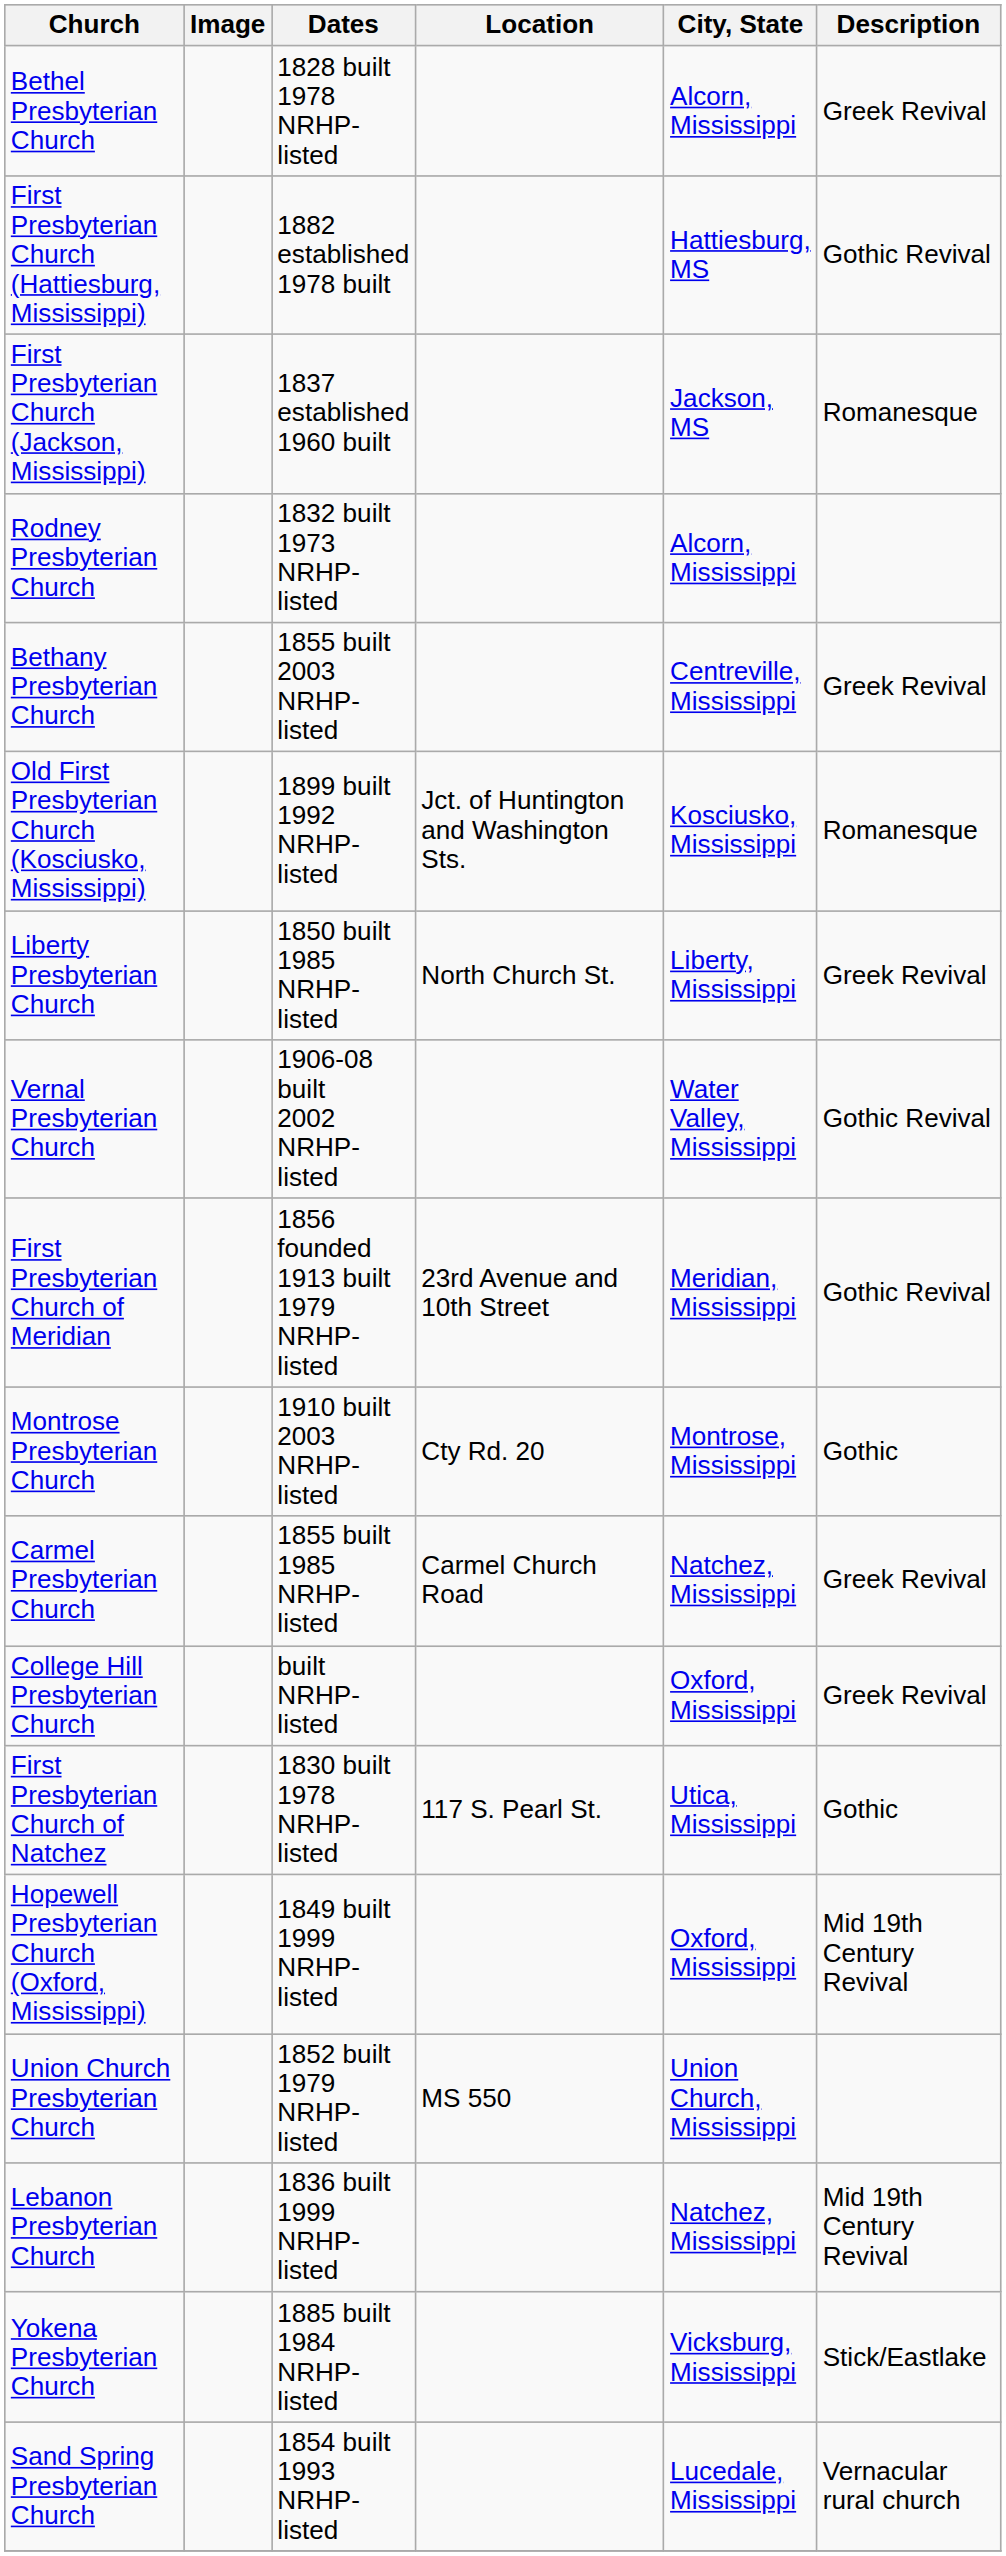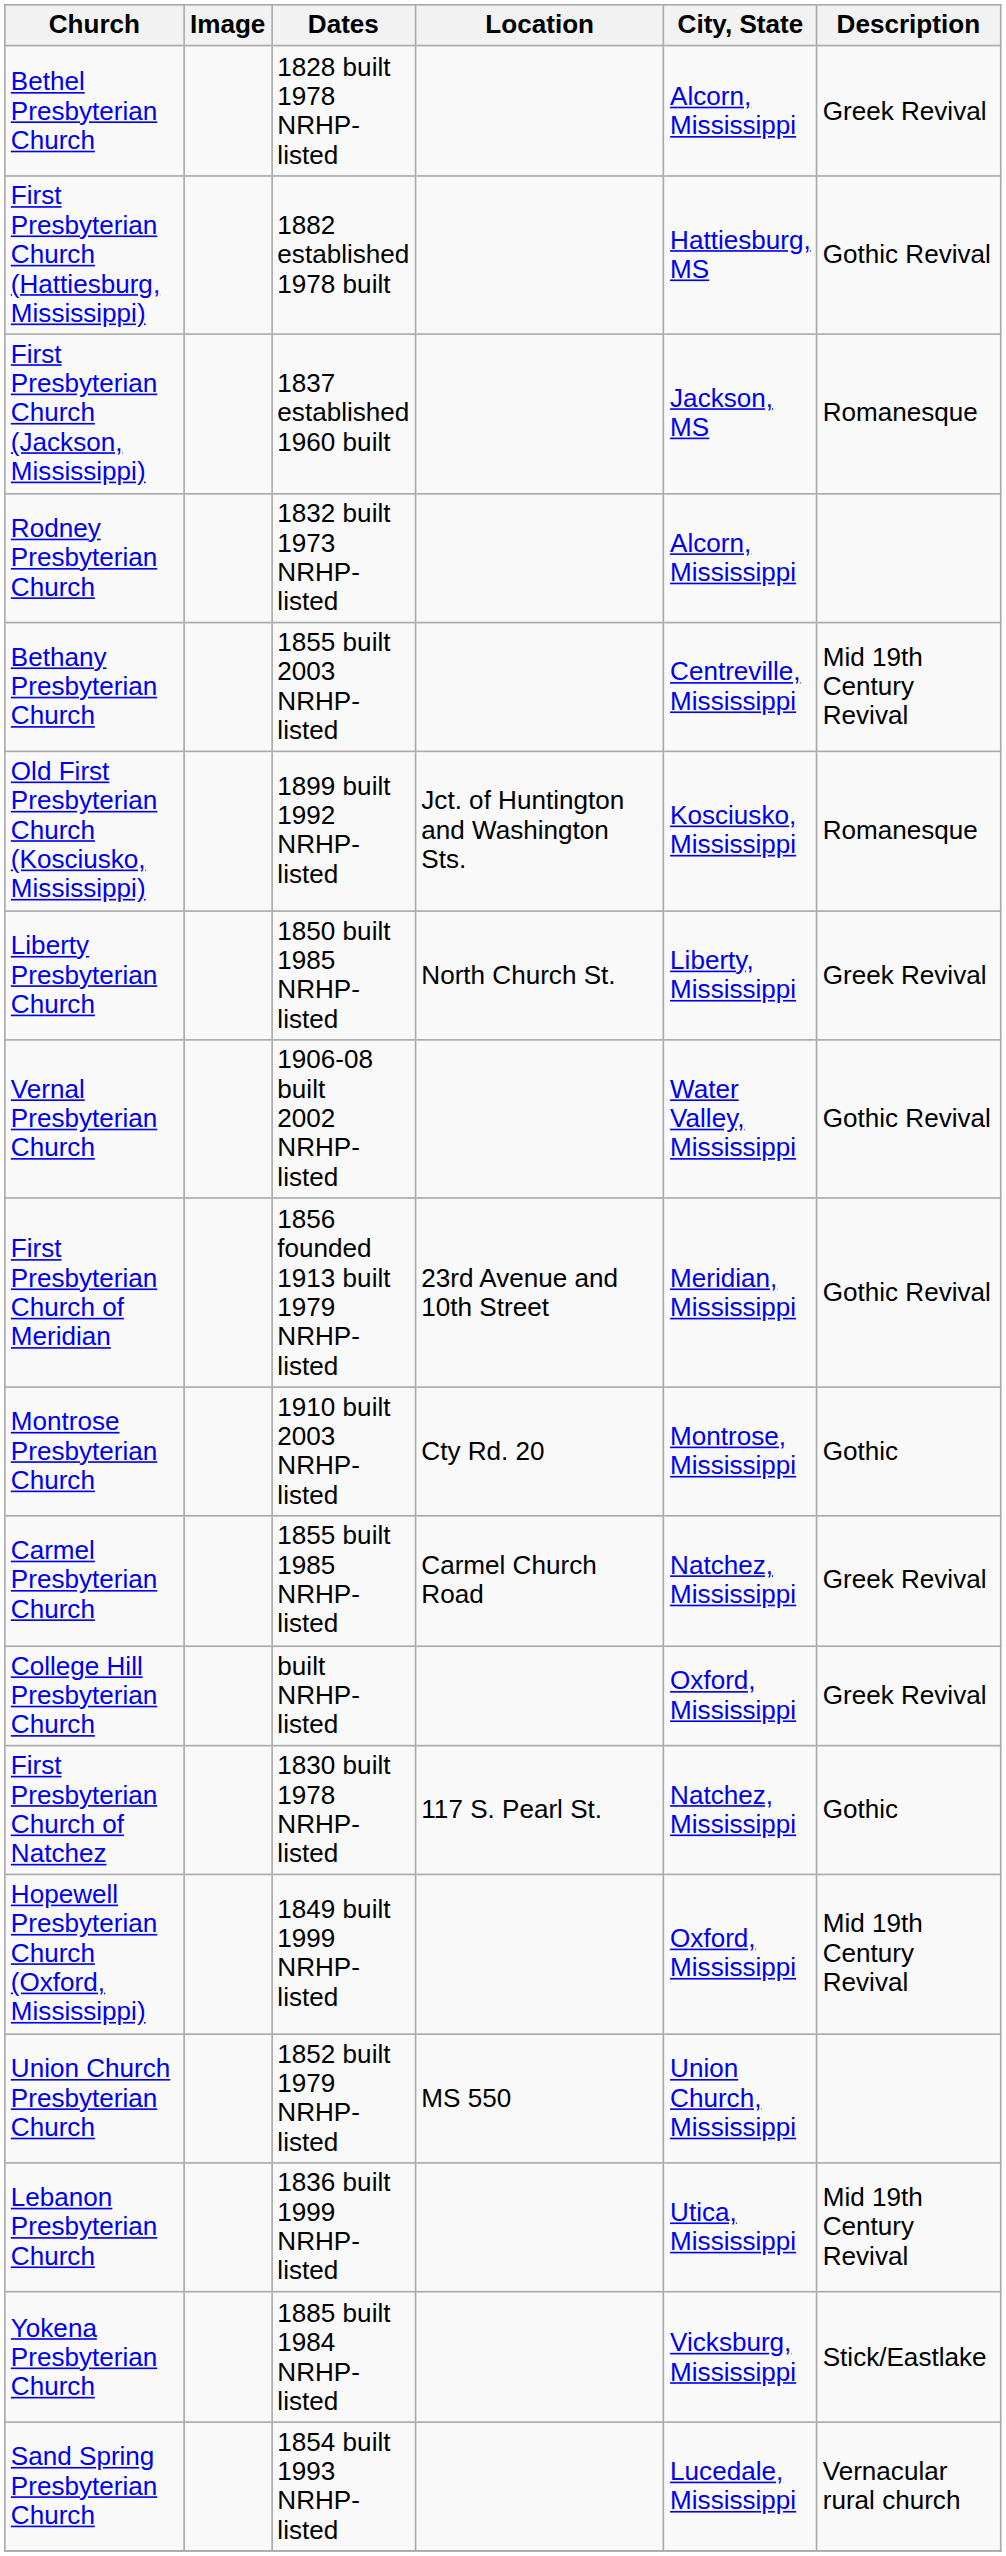(905, 686) Greek Revival -> (873, 686) Mid 19th Century Revival
(733, 1809) Utica, Mississippi -> (733, 1809) Natchez, Mississippi
(733, 2227) Natchez, Mississippi -> (733, 2227) Utica, Mississippi
